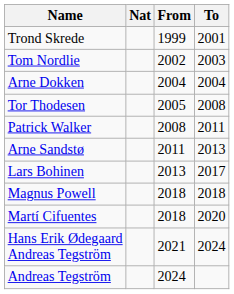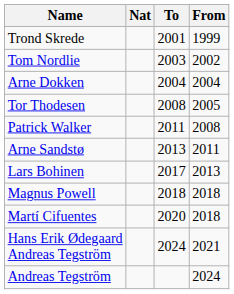columns swapped: (174, 15) <-> (211, 15)
